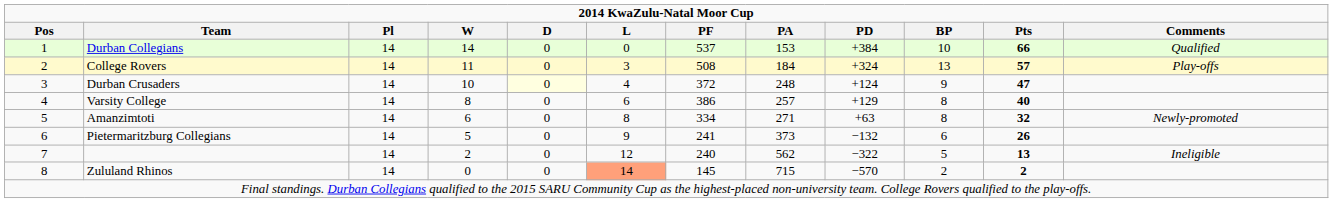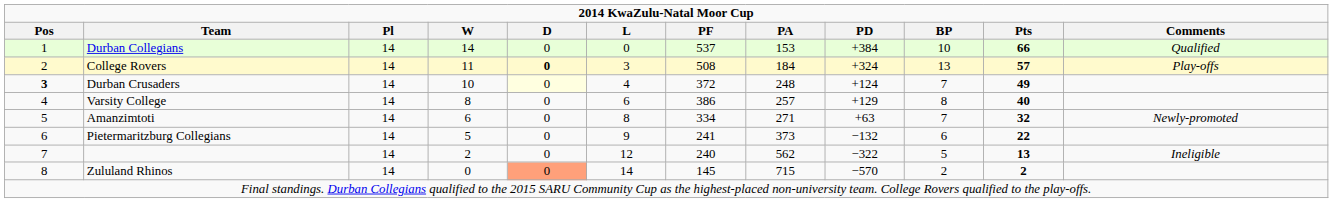(547, 66) normal -> (547, 66) bold
(44, 83) normal -> (44, 83) bold
(944, 83) 9 -> (944, 83) 7
(1023, 83) 47 -> (1023, 83) 49
(944, 118) 8 -> (944, 118) 7
(1023, 136) 26 -> (1023, 136) 22
(547, 171) no background -> (547, 171) lightsalmon background
(626, 171) lightsalmon background -> (626, 171) no background
